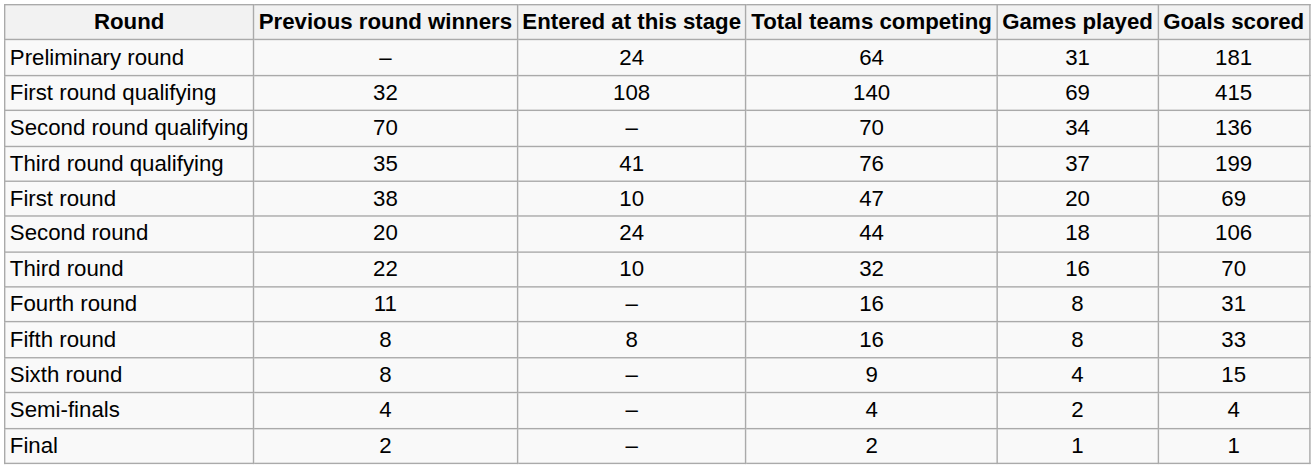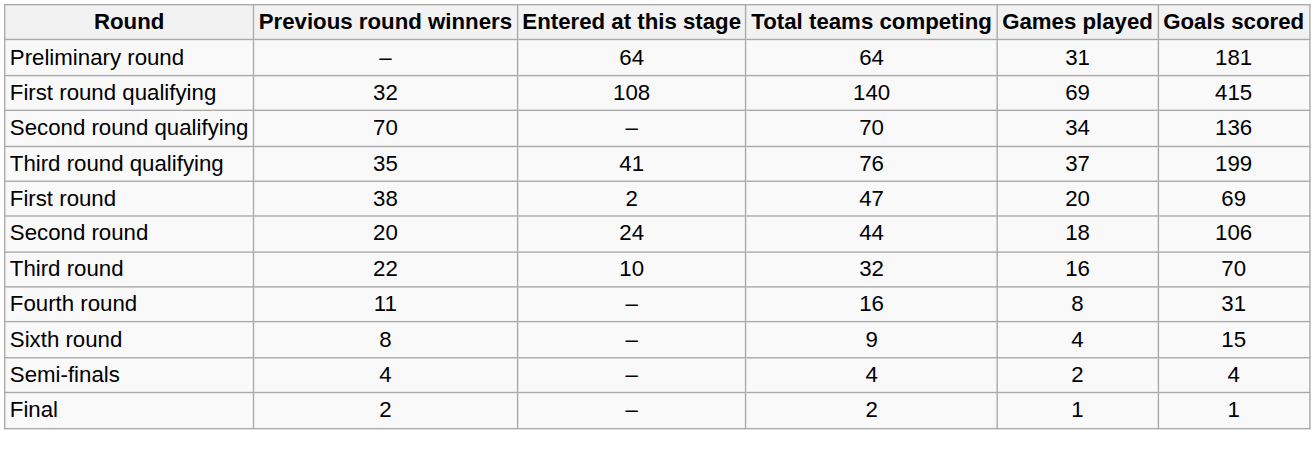(632, 57) 24 -> (632, 57) 64
(632, 198) 10 -> (632, 198) 2
- row: (63, 339)
